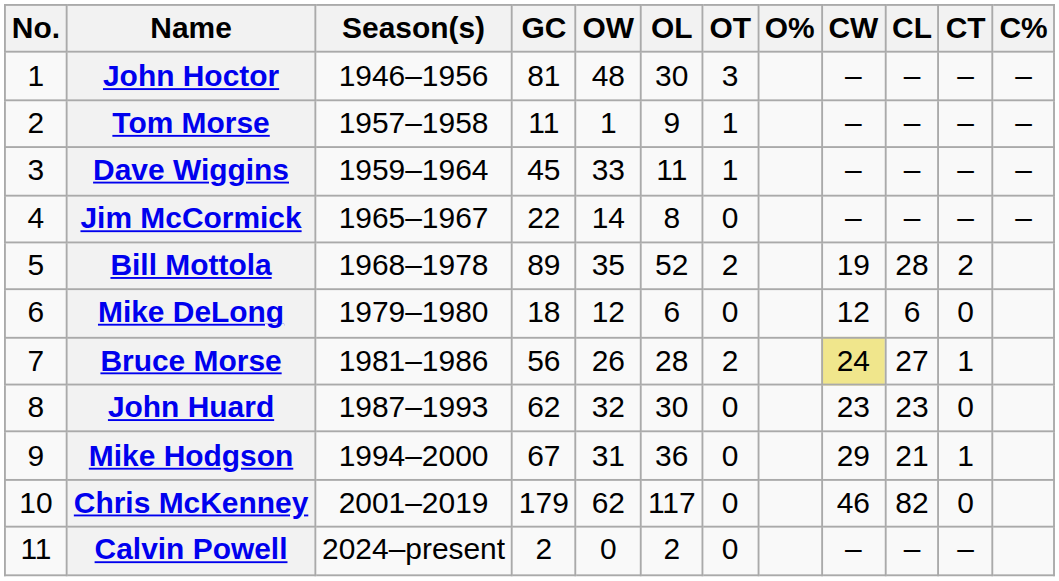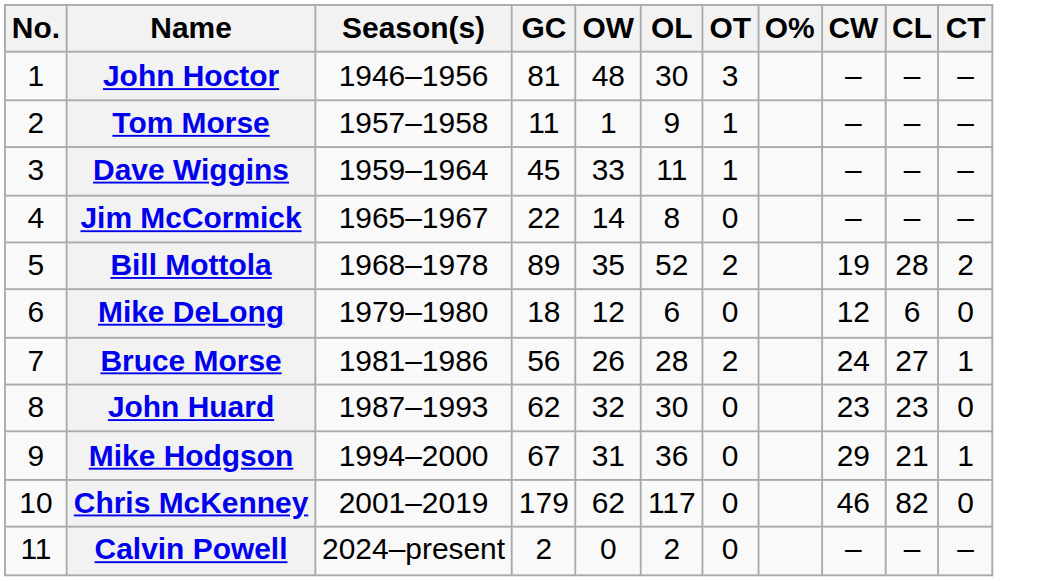- column: (1024, 28)
(853, 360) khaki background -> (853, 360) no background
